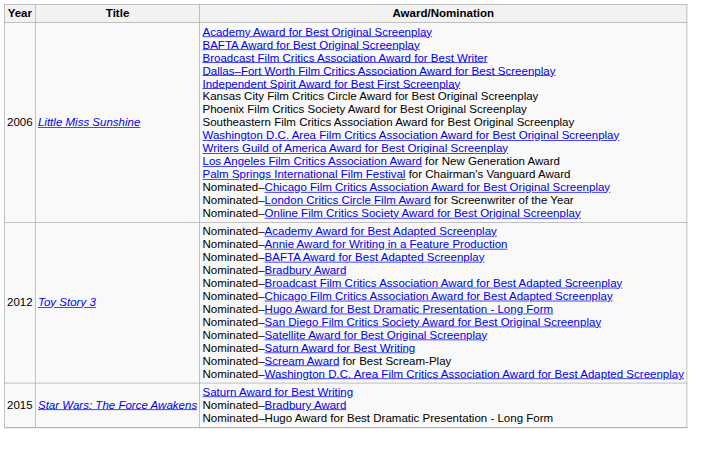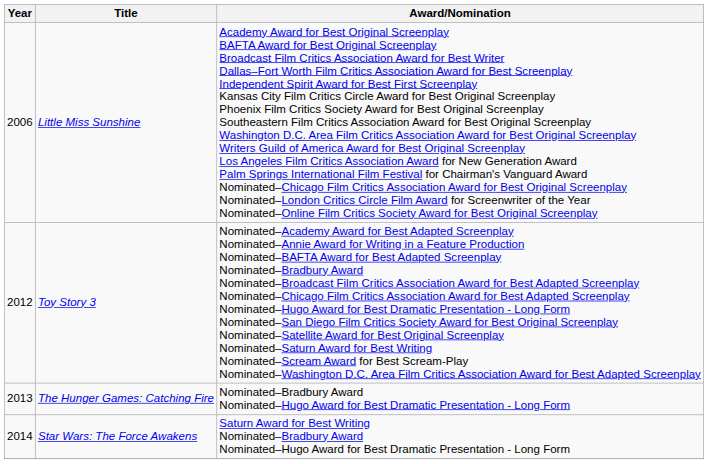+ row: (126, 398)
(20, 405) 2015 -> (20, 436) 2014
